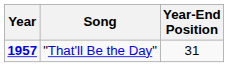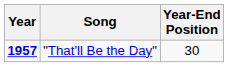(192, 51) 31 -> (192, 51) 30
